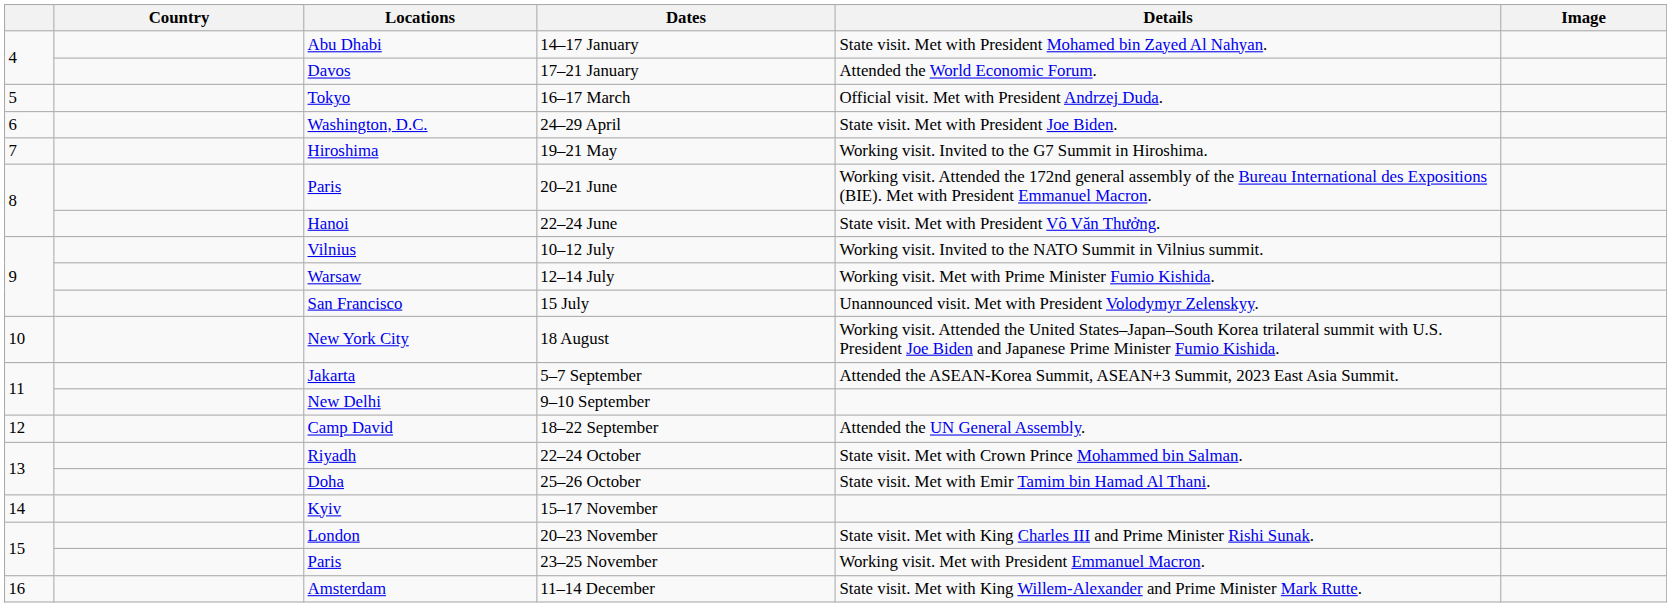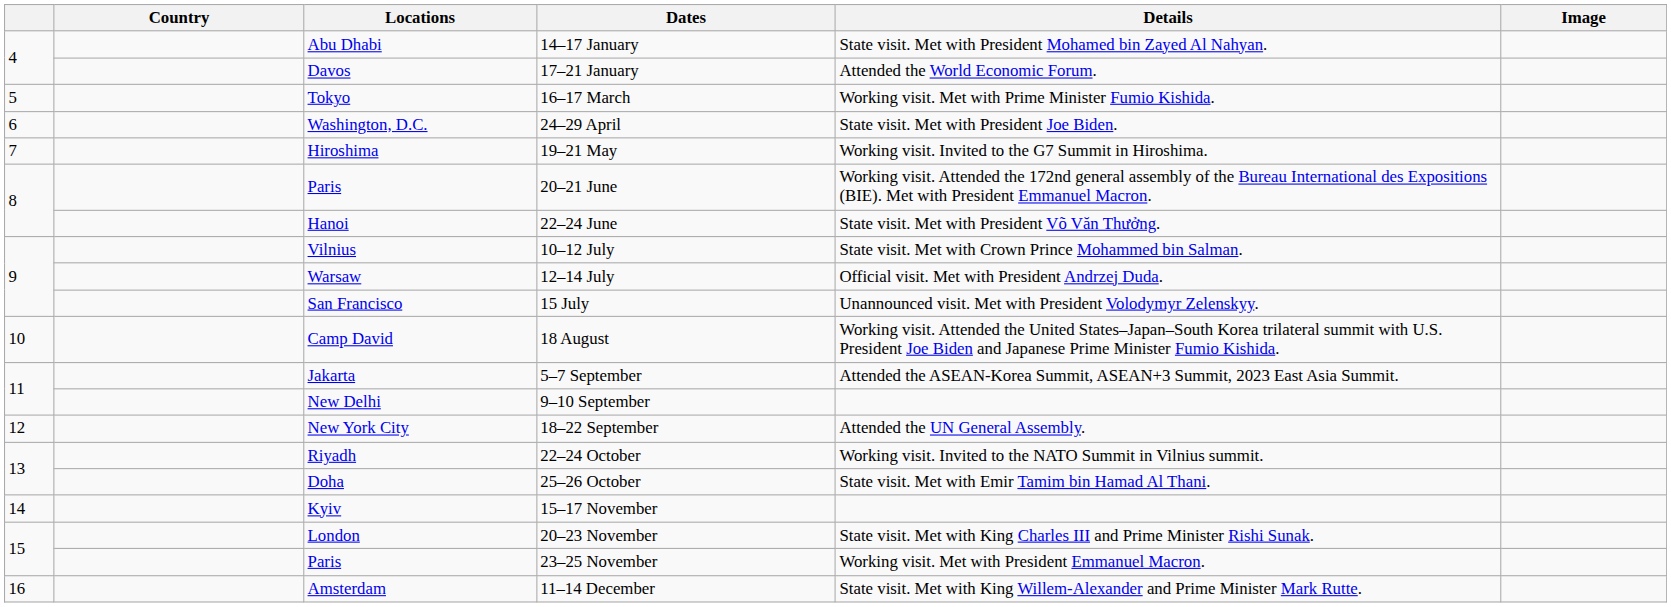(1001, 97) Official visit. Met with President Andrzej Duda. -> (1027, 97) Working visit. Met with Prime Minister Fumio Kishida.
(1051, 249) Working visit. Invited to the NATO Summit in Vilnius summit. -> (1041, 249) State visit. Met with Crown Prince Mohammed bin Salman.
(1027, 276) Working visit. Met with Prime Minister Fumio Kishida. -> (1001, 276) Official visit. Met with President Andrzej Duda.
(358, 339) New York City -> (350, 339) Camp David
(350, 428) Camp David -> (358, 428) New York City
(1041, 455) State visit. Met with Crown Prince Mohammed bin Salman. -> (1051, 455) Working visit. Invited to the NATO Summit in Vilnius summit.
